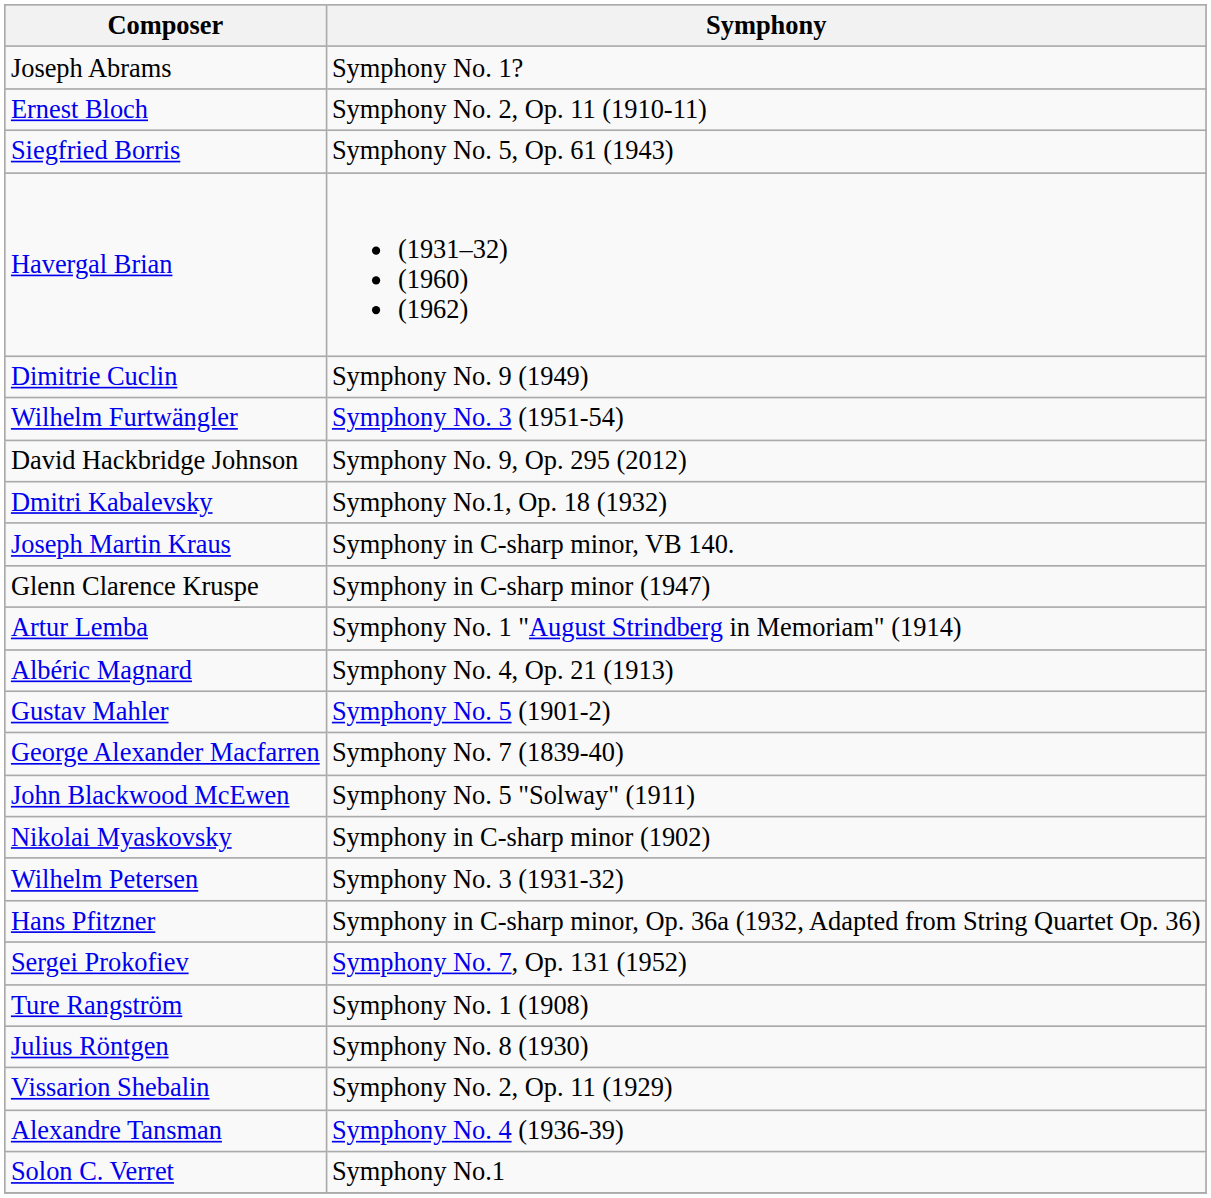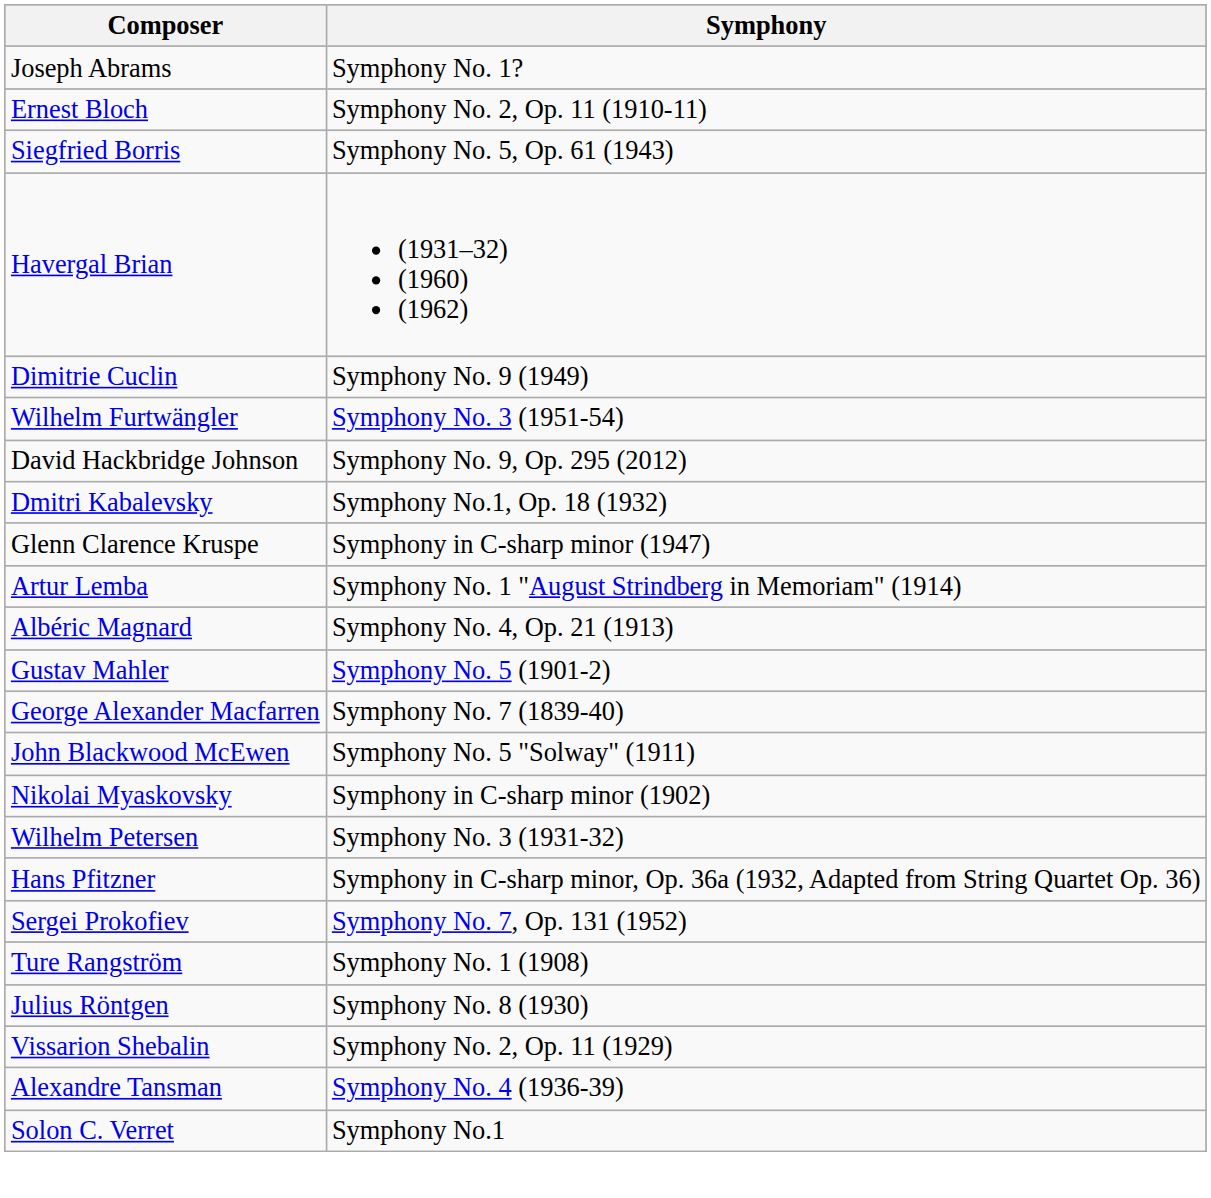- row: (121, 544)
